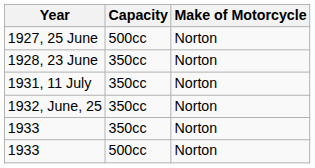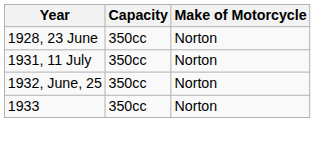- row: (53, 38)
- row: (24, 151)
